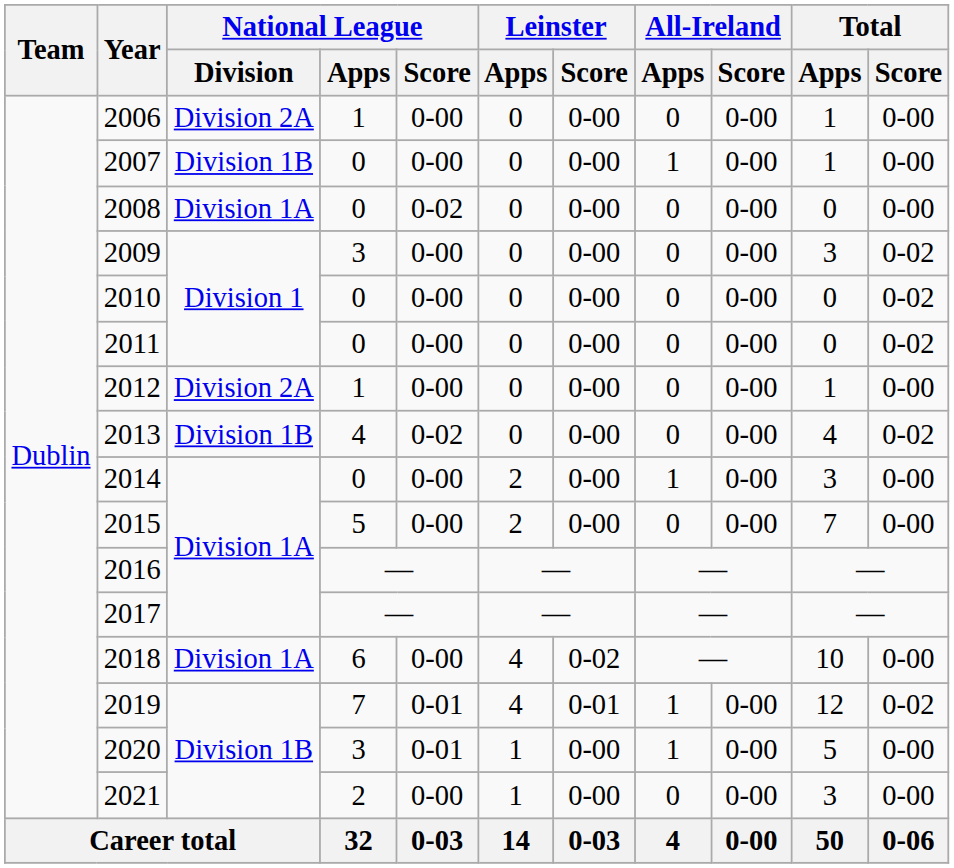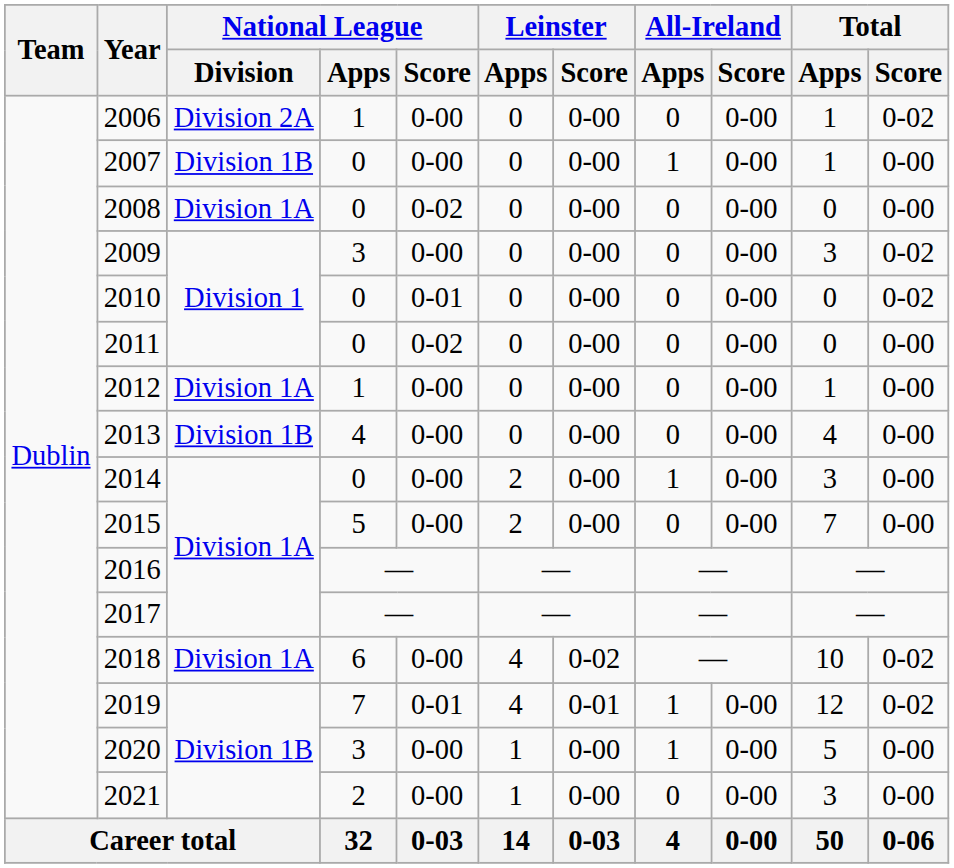(908, 117) 0-00 -> (908, 117) 0-02
(437, 298) 0-00 -> (437, 298) 0-01
(437, 343) 0-00 -> (437, 343) 0-02
(908, 343) 0-02 -> (908, 343) 0-00
(244, 388) Division 2A -> (244, 388) Division 1A
(437, 433) 0-02 -> (437, 433) 0-00
(908, 433) 0-02 -> (908, 433) 0-00
(908, 659) 0-00 -> (908, 659) 0-02
(437, 749) 0-01 -> (437, 749) 0-00
